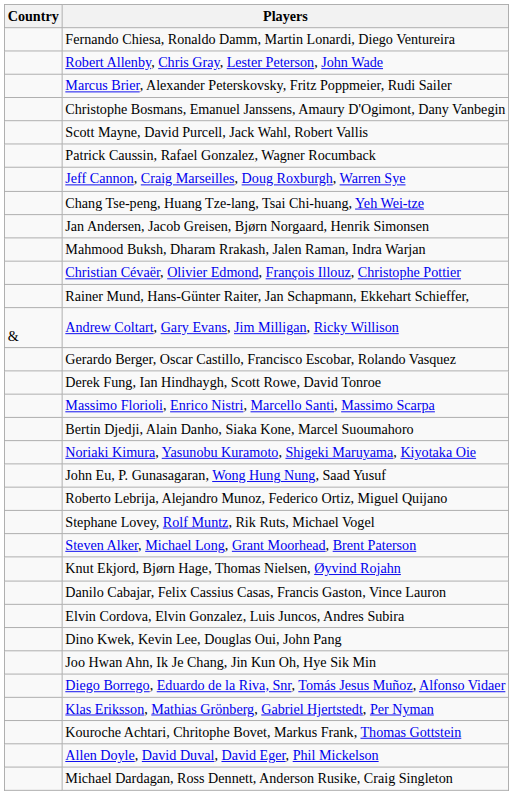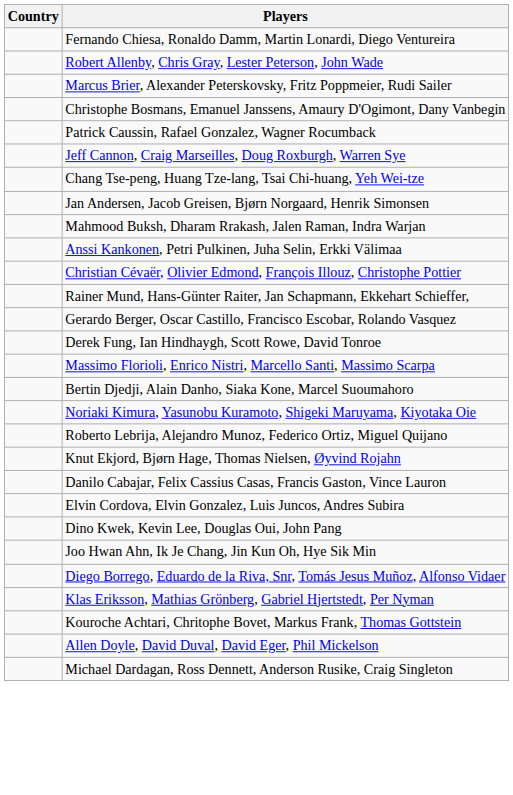- row: (217, 132)
+ row: (234, 249)
- row: (232, 327)
- row: (226, 475)
- row: (220, 522)
- row: (241, 545)
